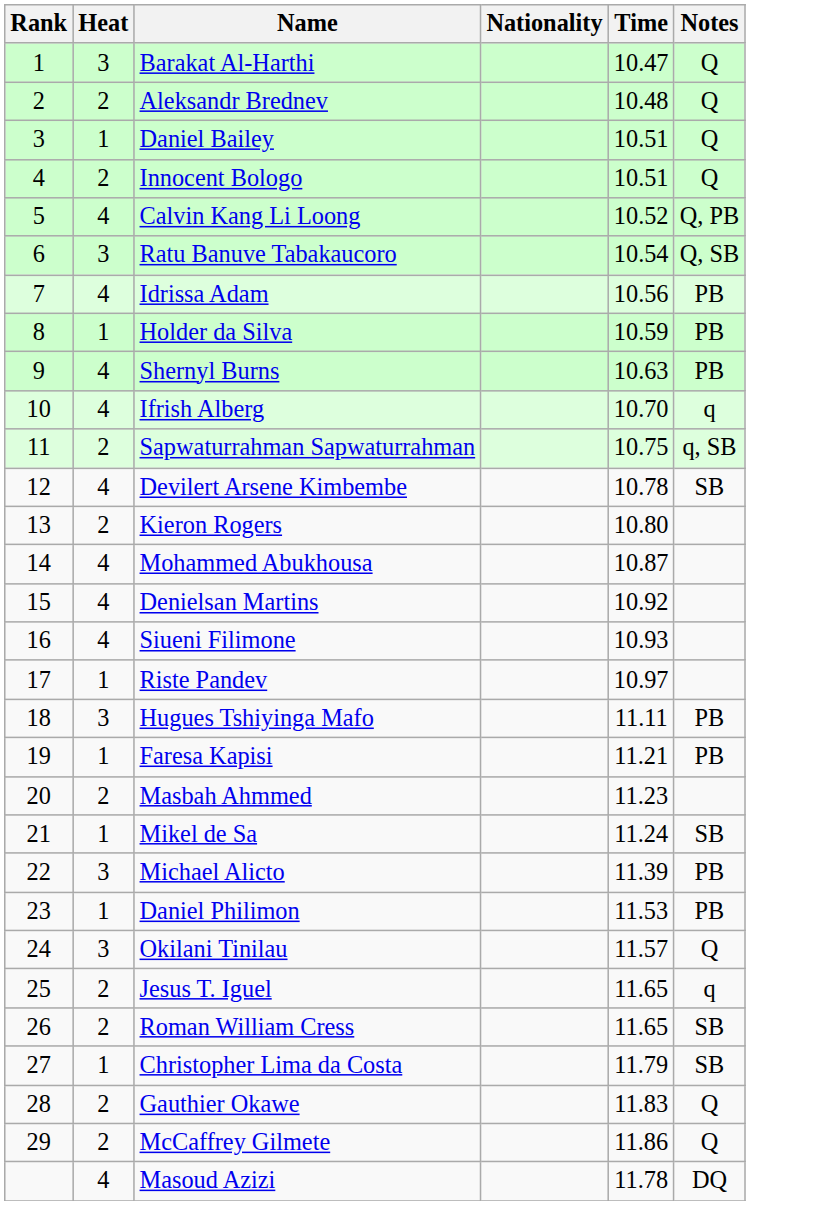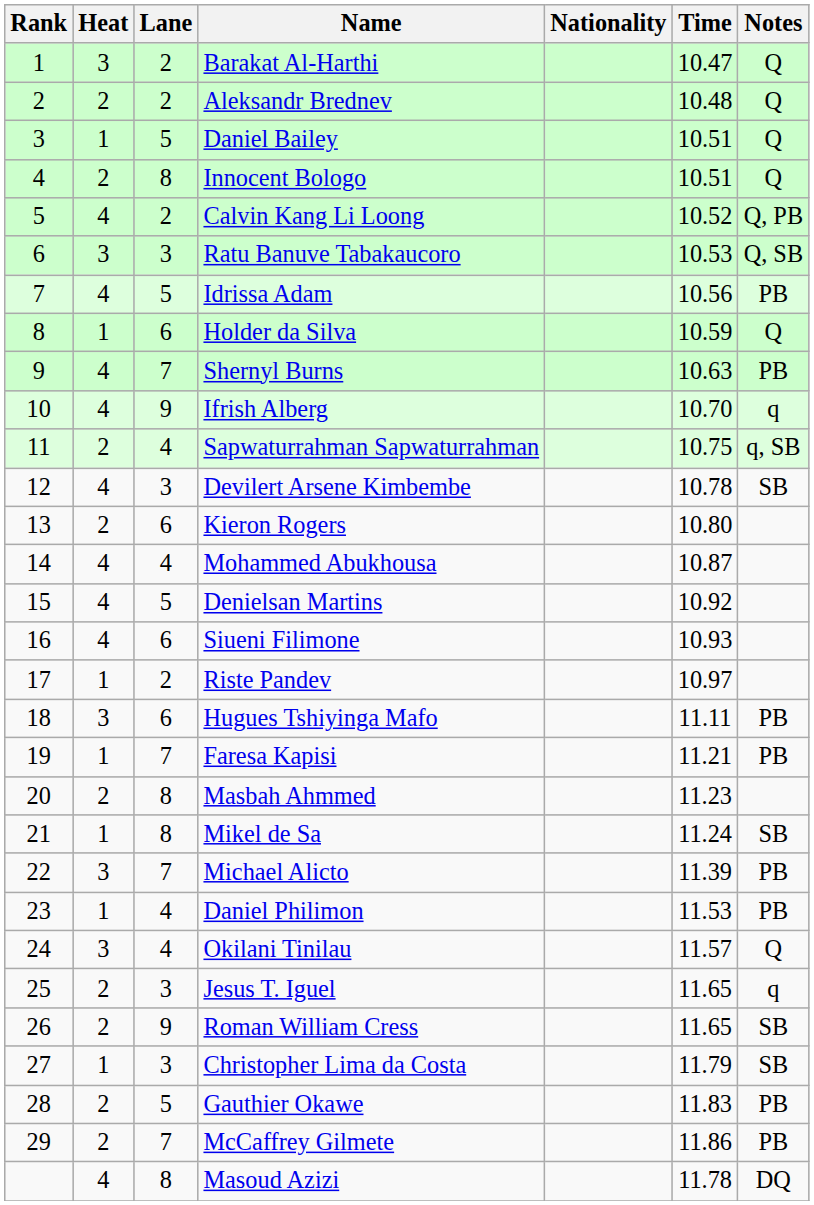+ column: (166, 23)
(641, 255) 10.54 -> (705, 255) 10.53
(709, 332) PB -> (773, 332) Q
(709, 1103) Q -> (773, 1103) PB
(709, 1142) Q -> (773, 1142) PB
